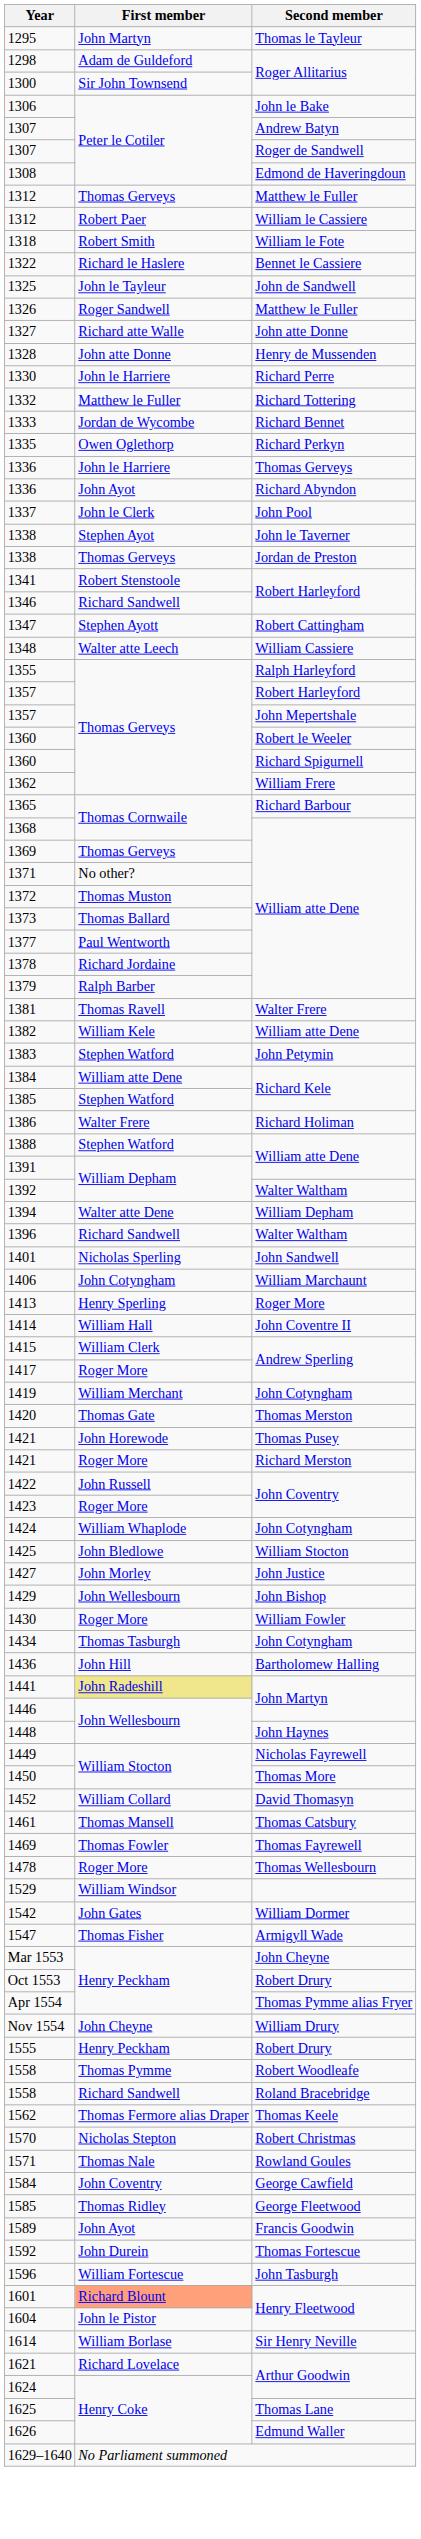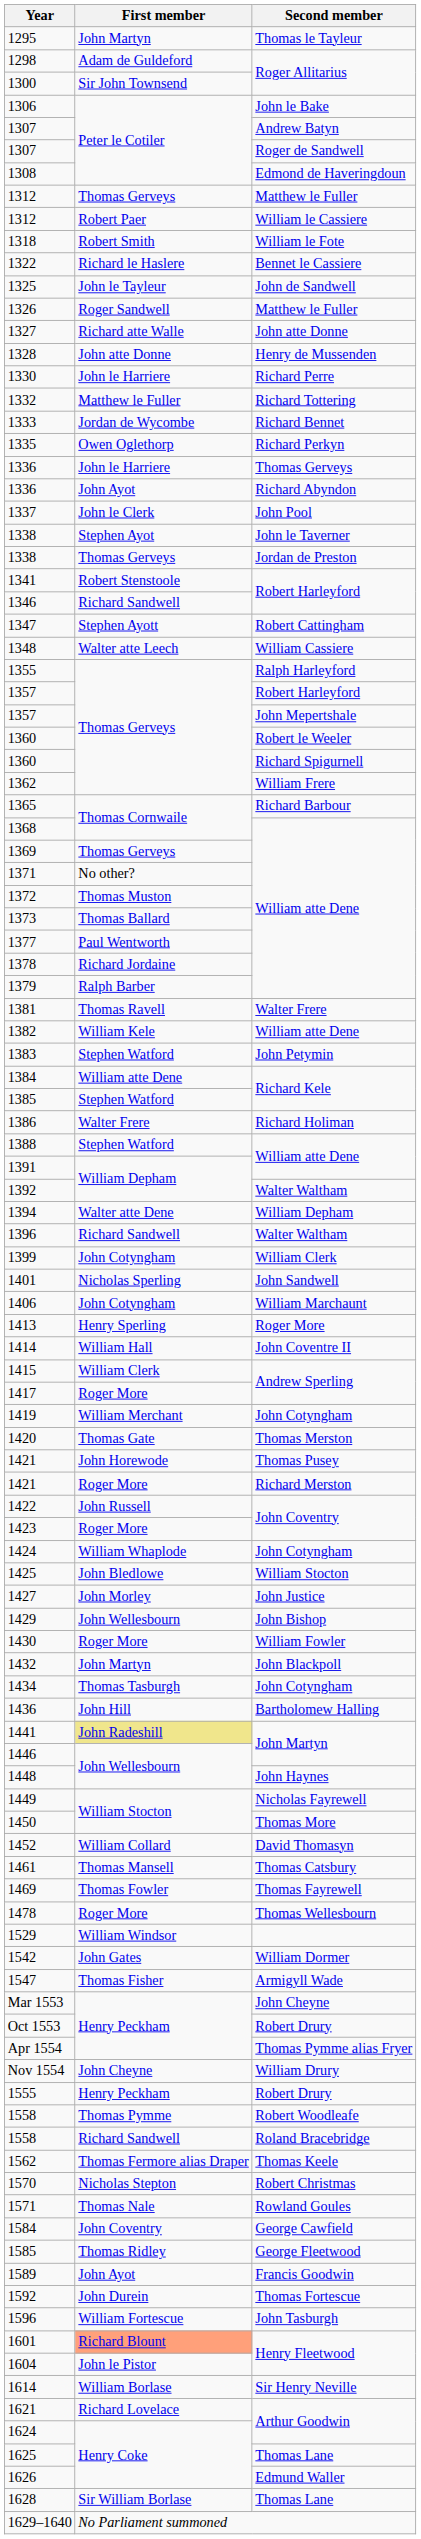+ row: (22, 1257)
+ row: (22, 1664)
+ row: (22, 2500)
